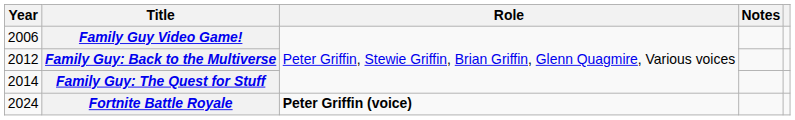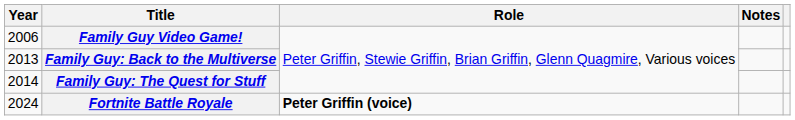(23, 59) 2012 -> (23, 59) 2013
